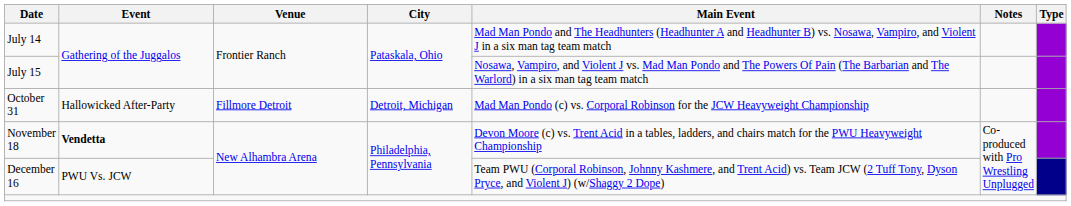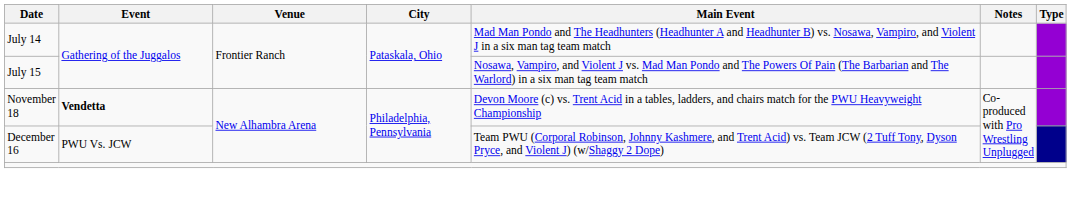- row: (26, 104)
